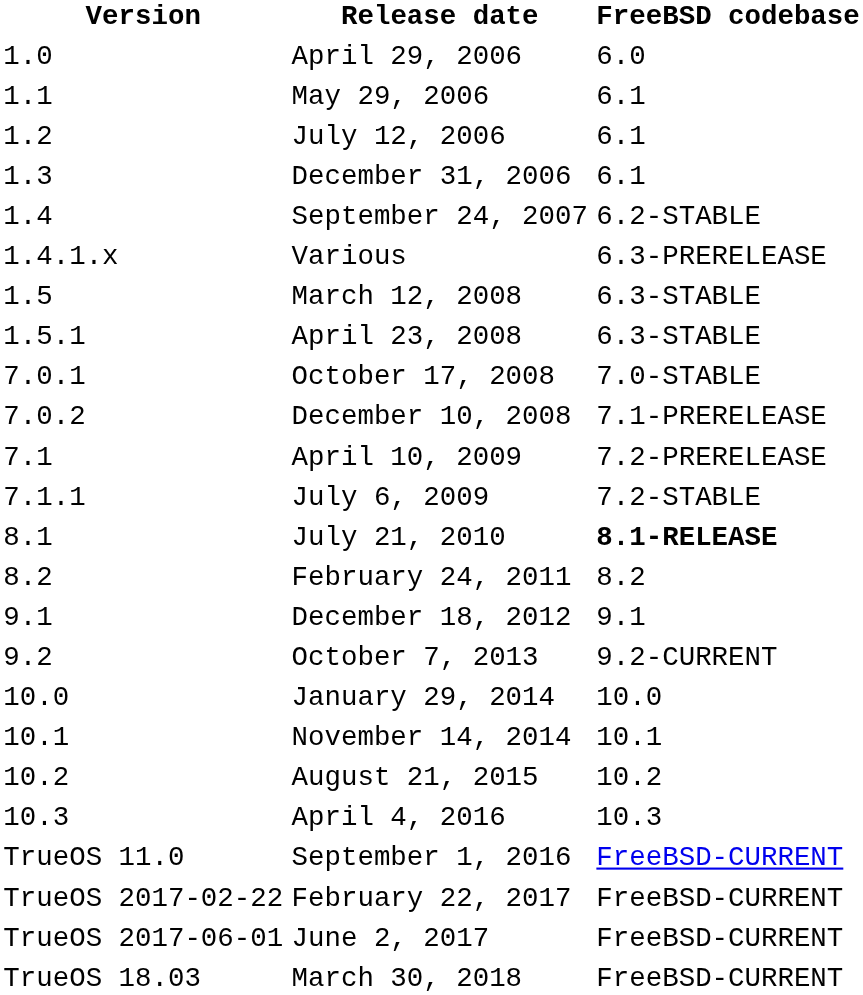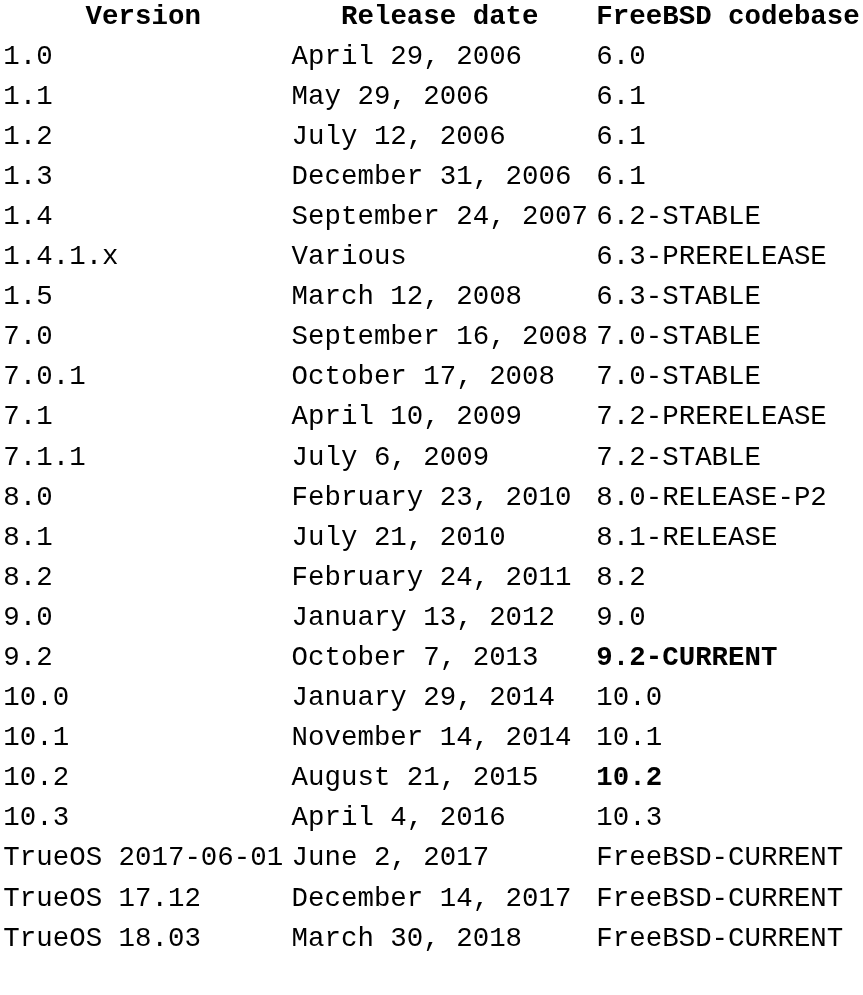- row: (407, 337)
+ row: (440, 337)
- row: (432, 417)
+ row: (432, 497)
(687, 537) bold -> (687, 537) normal
+ row: (423, 618)
- row: (432, 618)
(687, 658) normal -> (687, 658) bold
(629, 778) normal -> (629, 778) bold
- row: (432, 858)
- row: (432, 898)
+ row: (432, 898)
